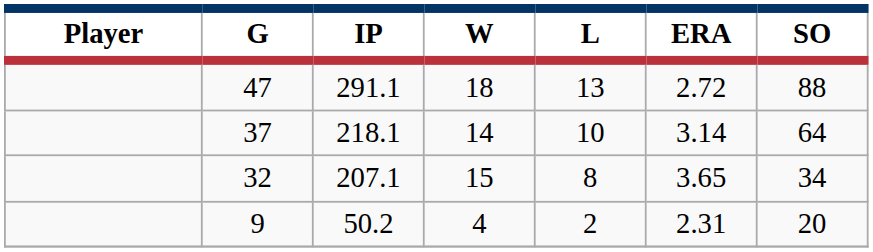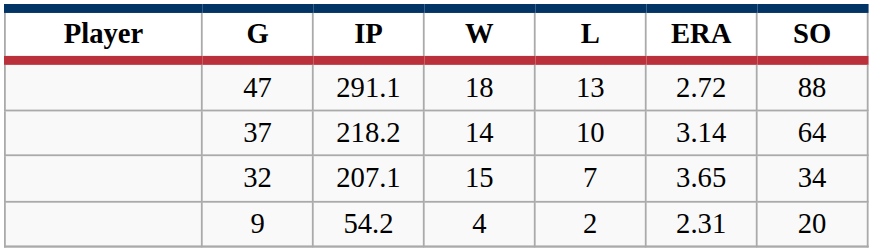(368, 132) 218.1 -> (368, 132) 218.2
(590, 177) 8 -> (590, 177) 7
(368, 223) 50.2 -> (368, 223) 54.2
